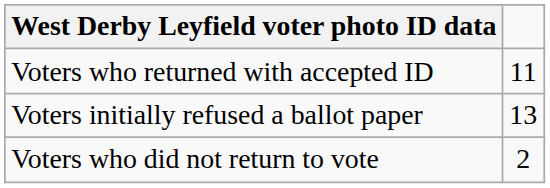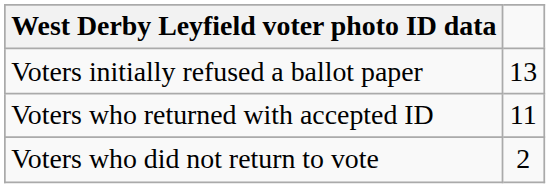rows swapped: (217, 114) <-> (222, 70)
